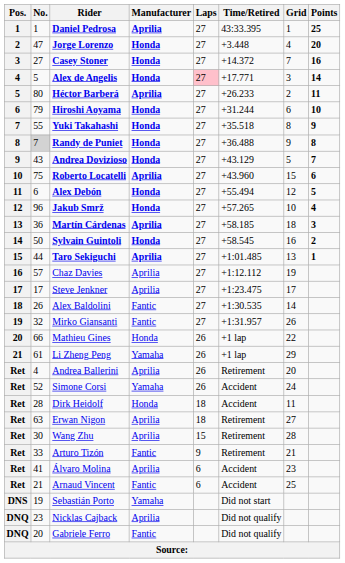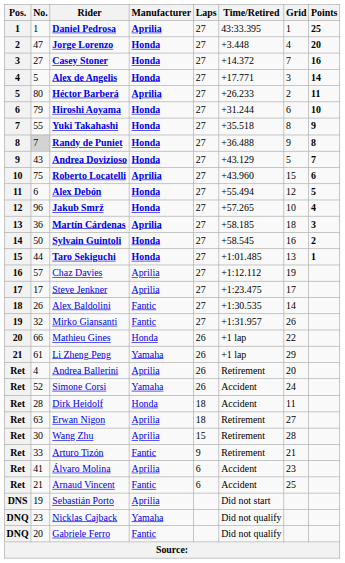(201, 77) pink background -> (201, 77) no background
(147, 257) Aprilia -> (146, 257) Honda
(148, 501) Yamaha -> (146, 501) Aprilia
(146, 517) Aprilia -> (148, 517) Yamaha
